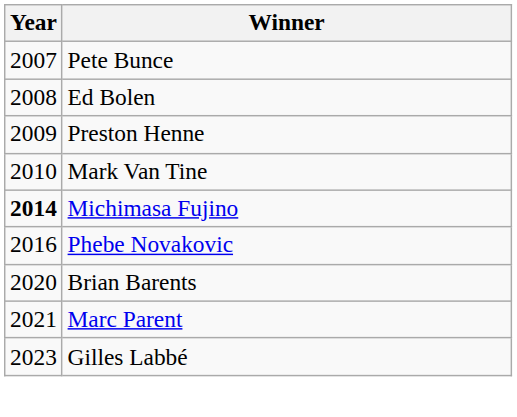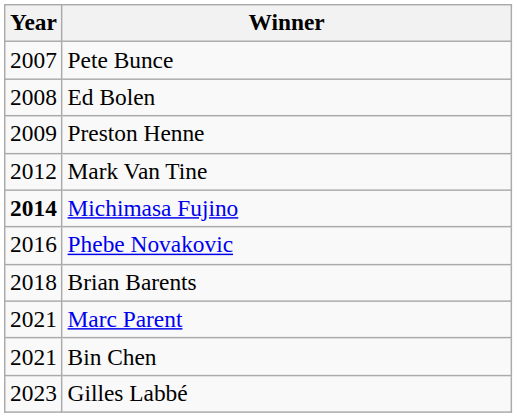(33, 171) 2010 -> (33, 171) 2012
(33, 282) 2020 -> (33, 282) 2018
+ row: (112, 356)
